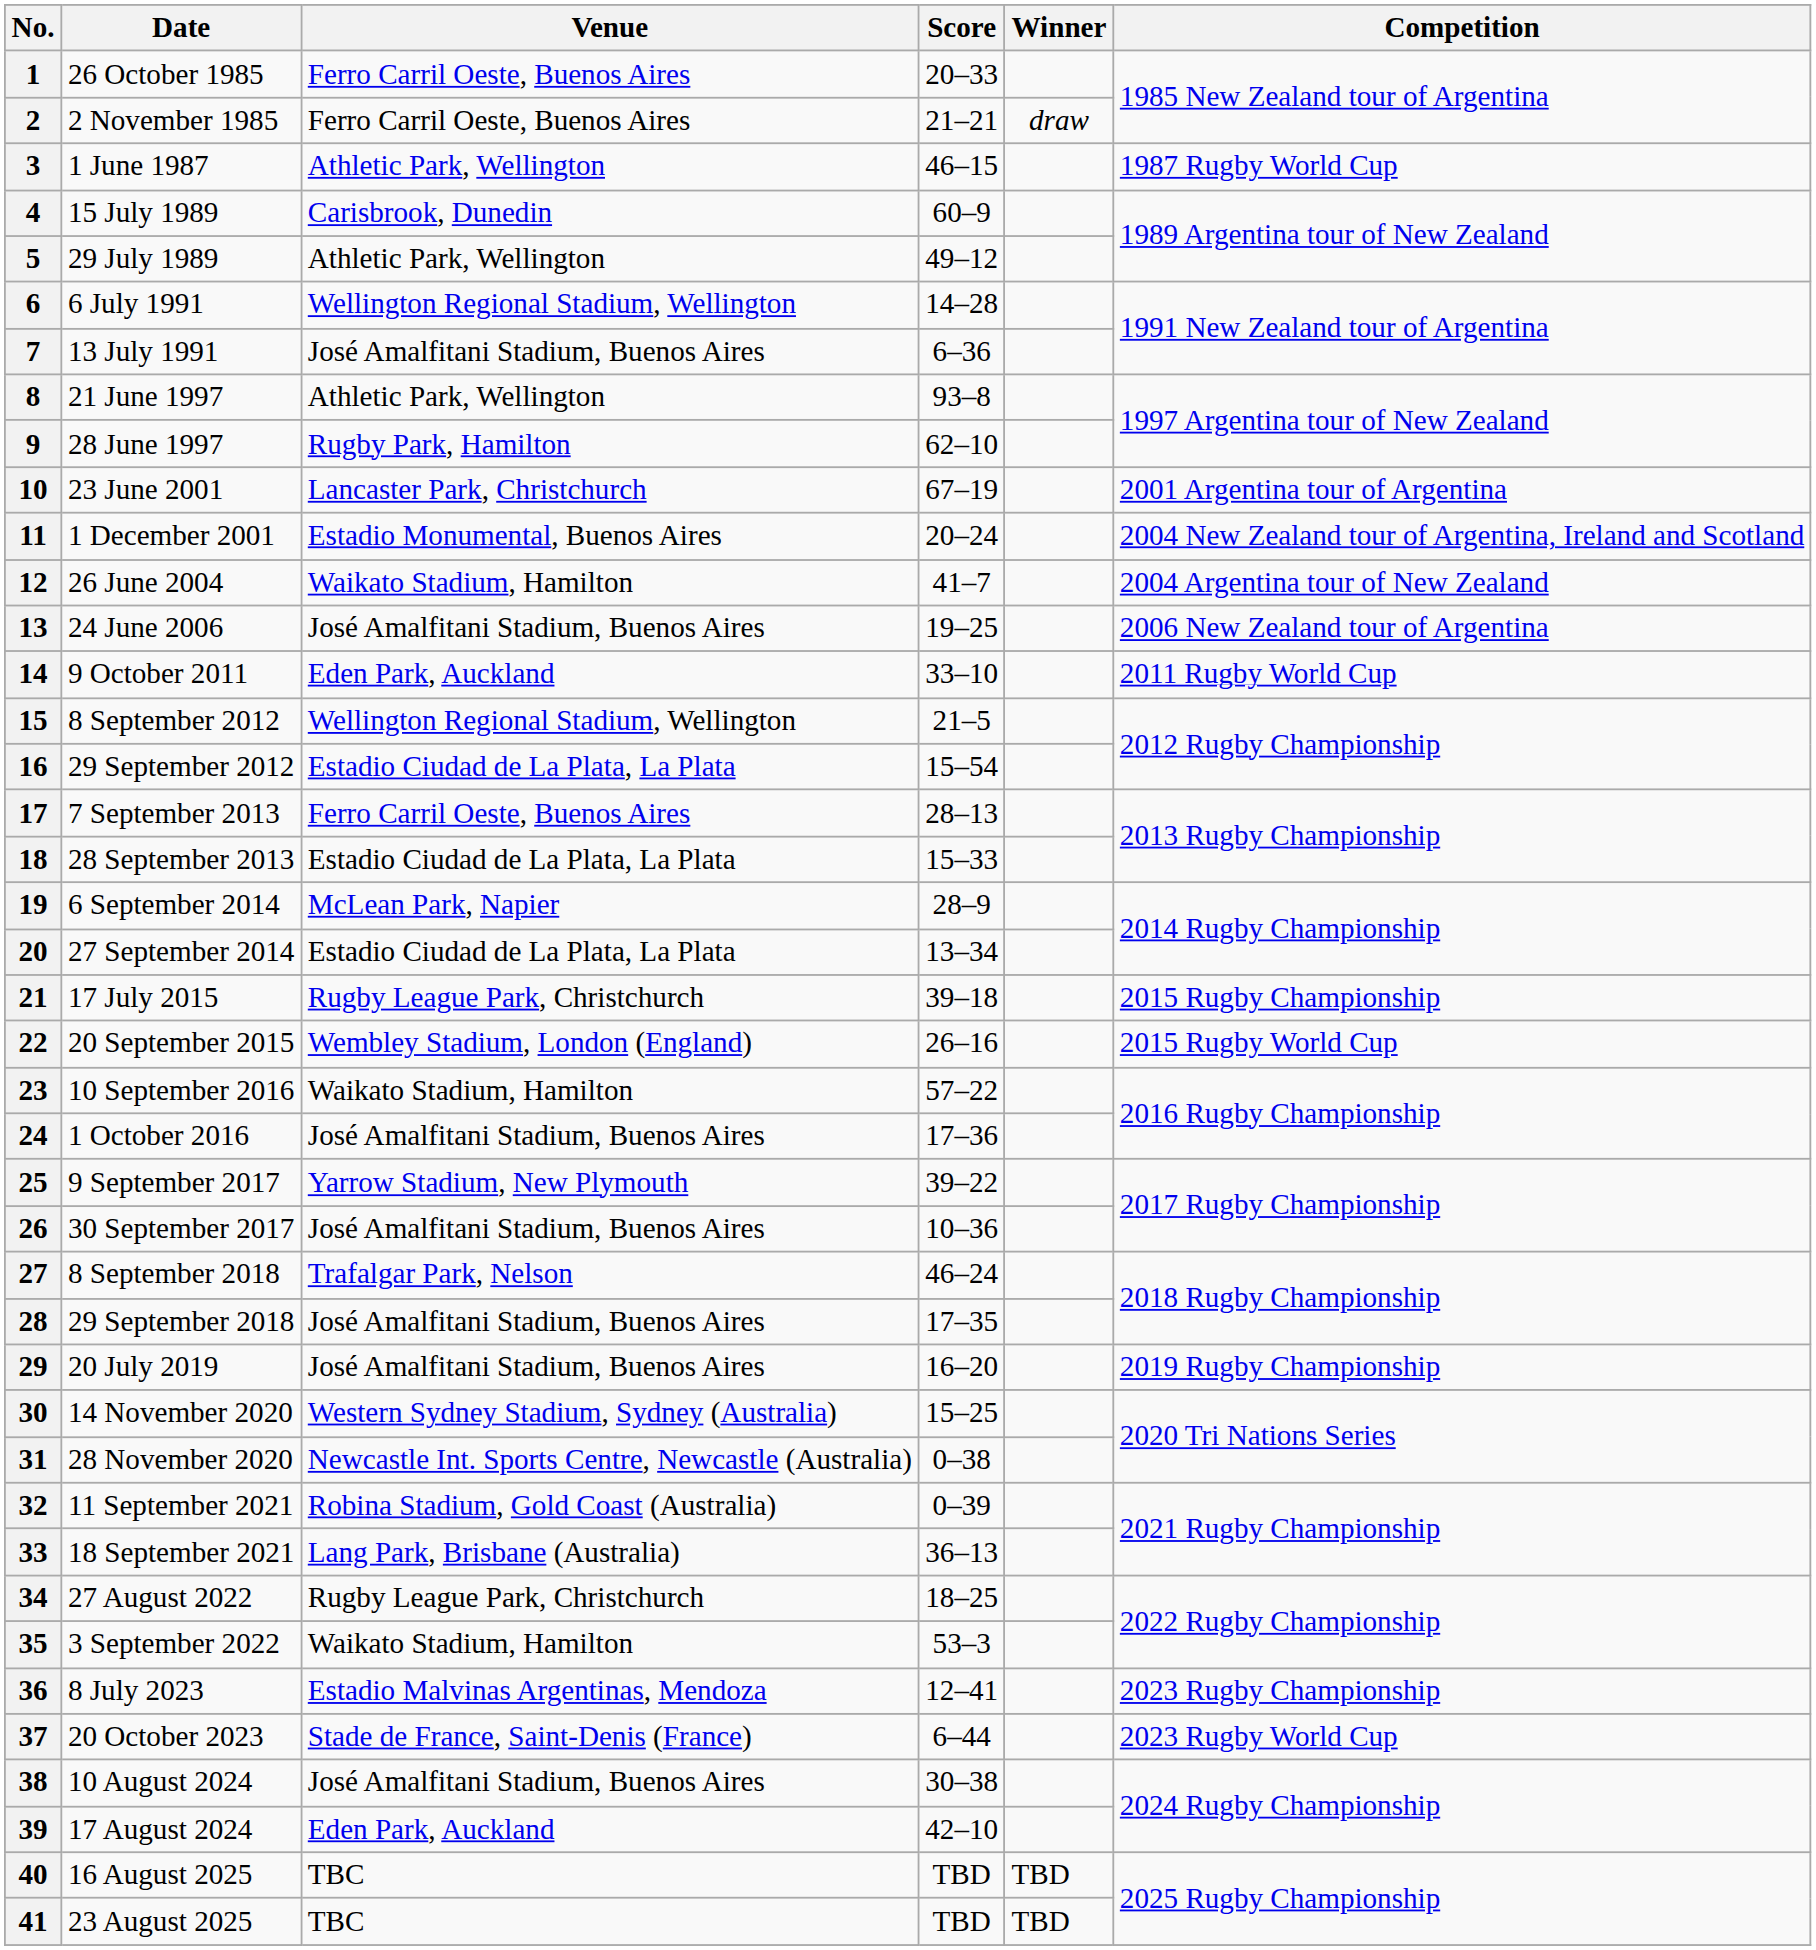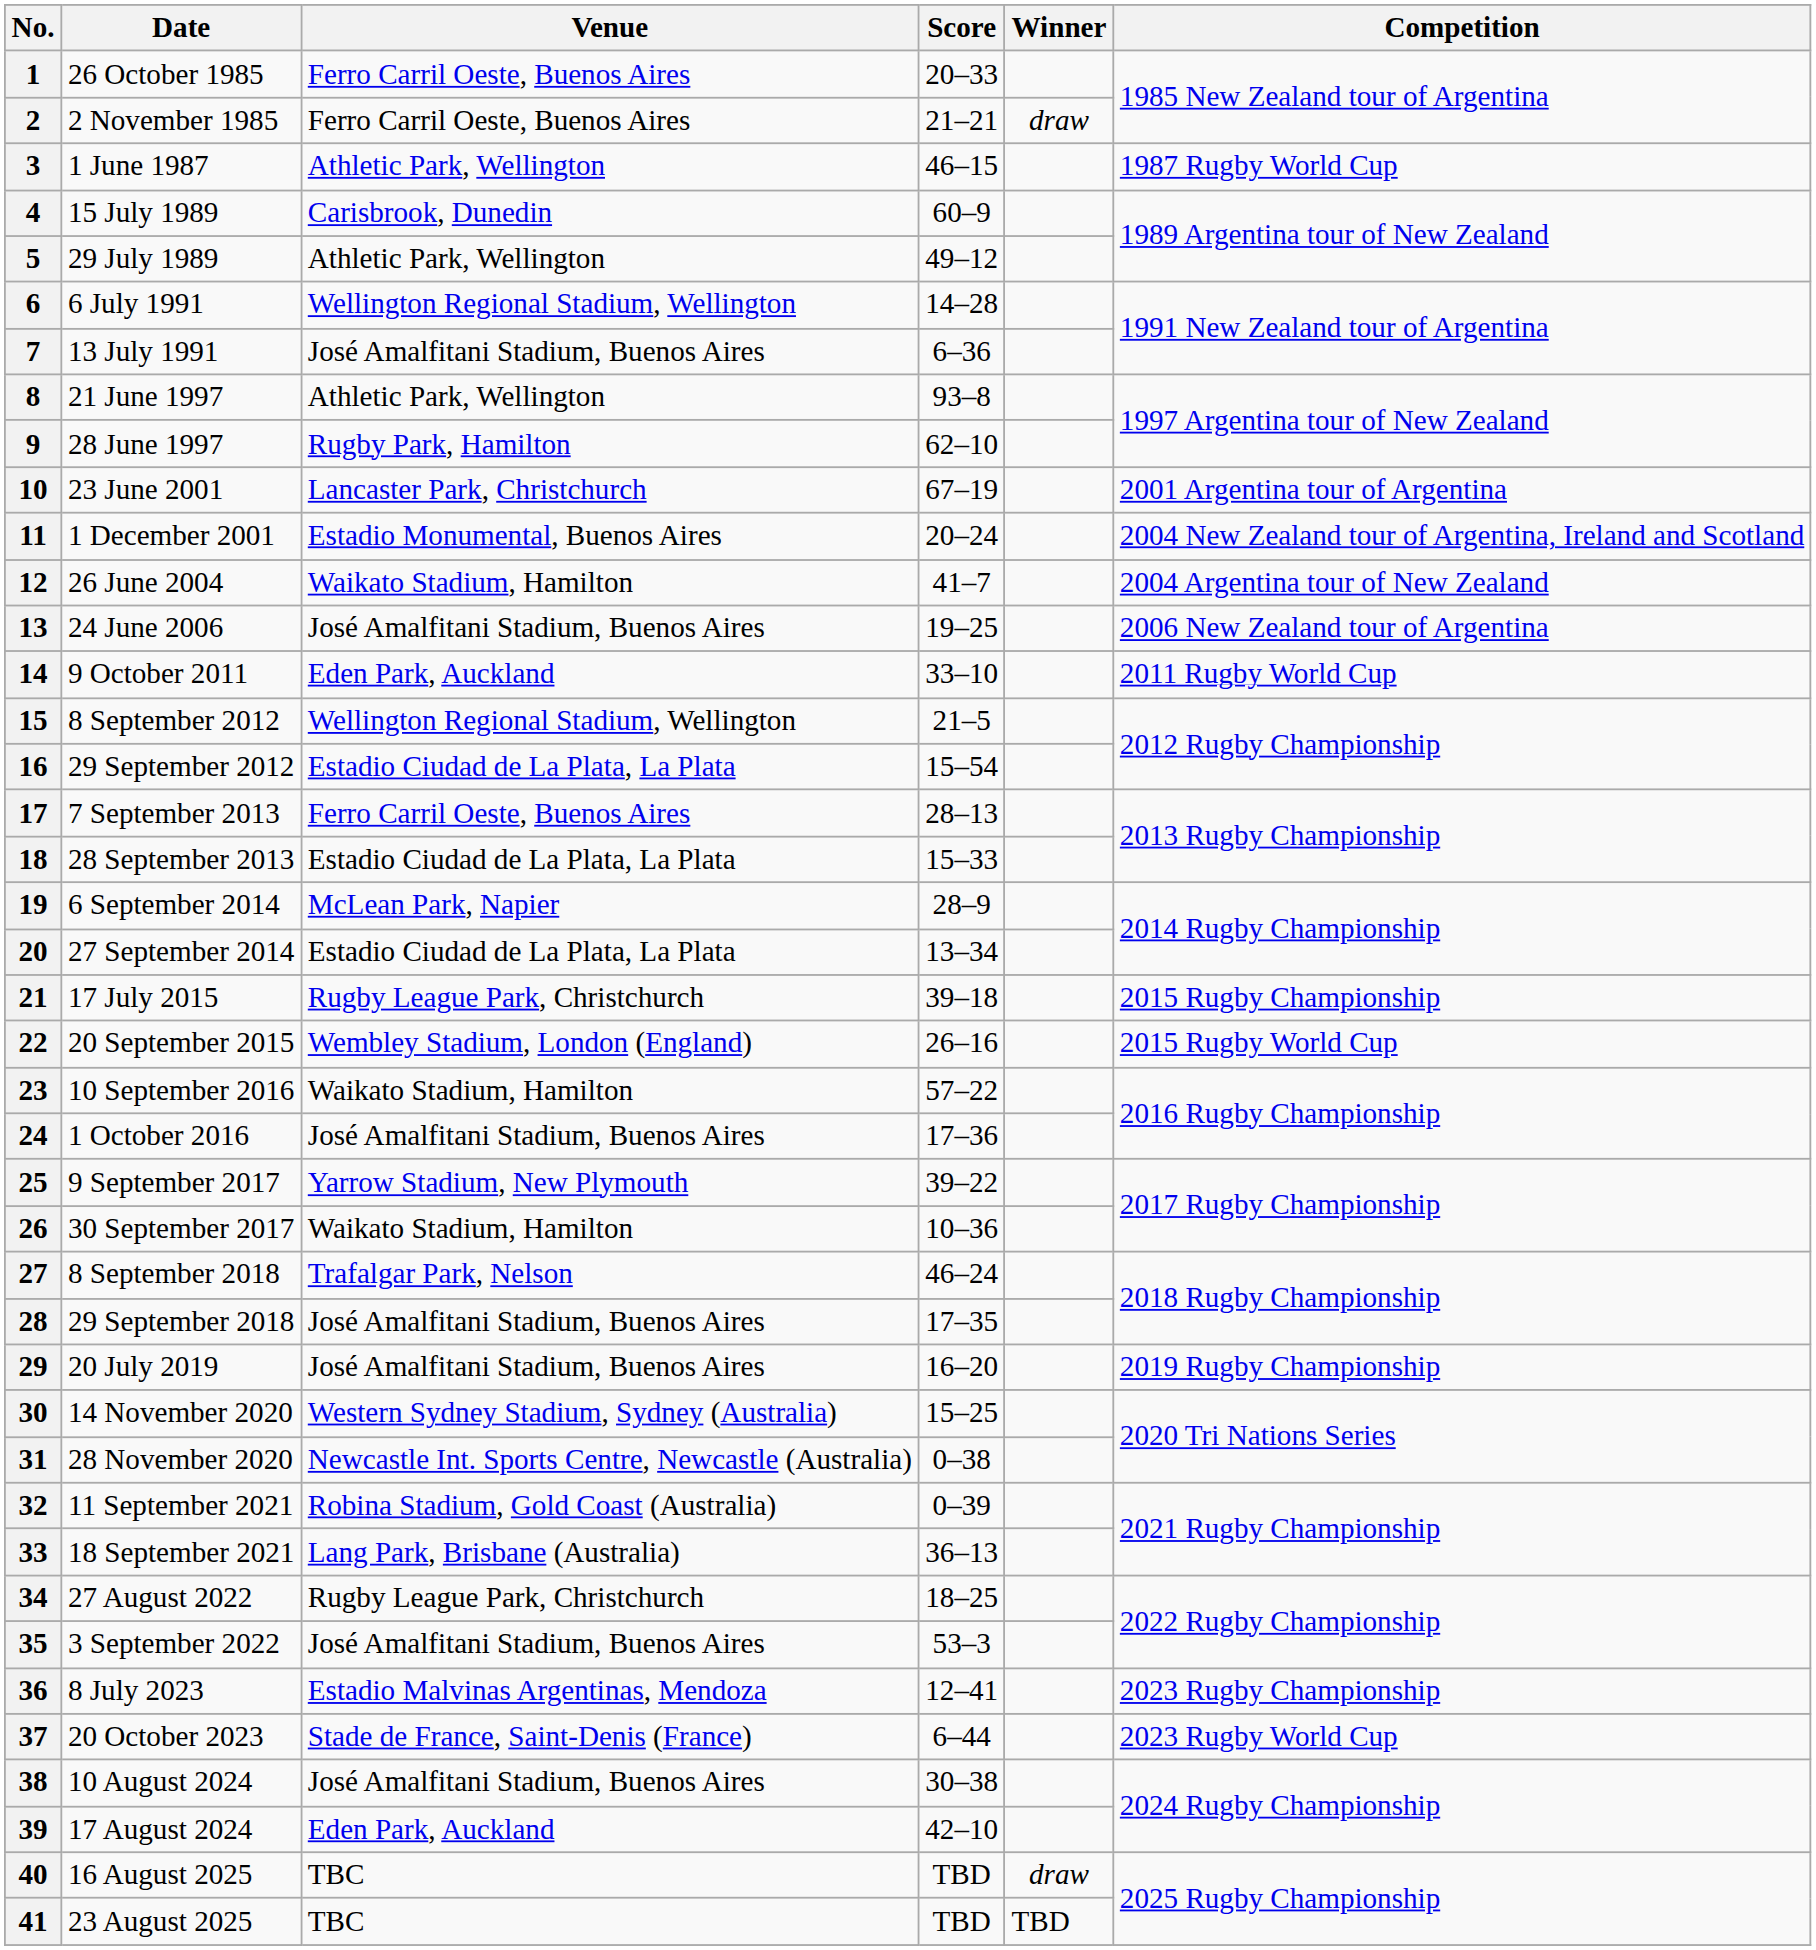(536, 1228) José Amalfitani Stadium, Buenos Aires -> (470, 1228) Waikato Stadium, Hamilton
(470, 1643) Waikato Stadium, Hamilton -> (536, 1643) José Amalfitani Stadium, Buenos Aires
(1041, 1874) TBD -> (1059, 1874) draw
